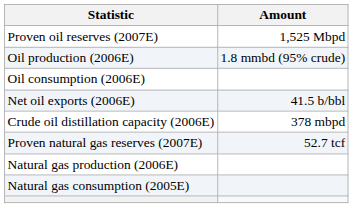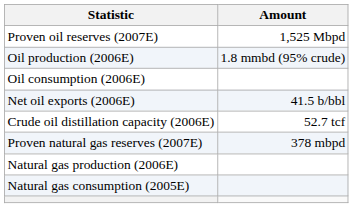(318, 121) 378 mbpd -> (325, 121) 52.7 tcf
(325, 143) 52.7 tcf -> (318, 143) 378 mbpd
